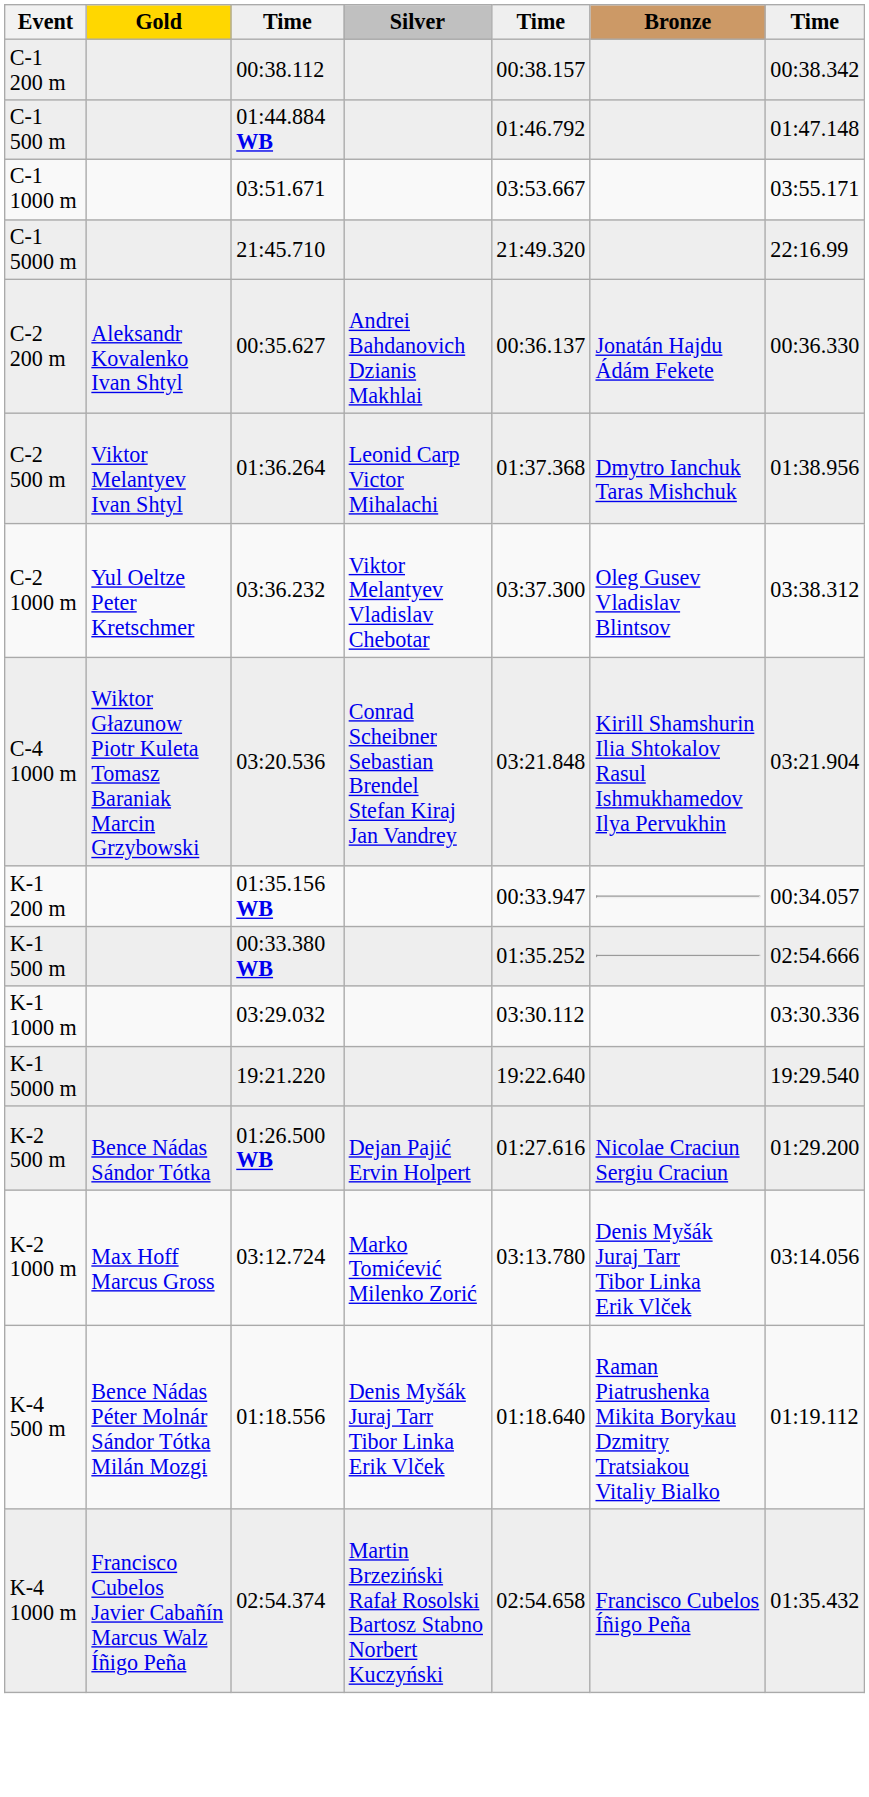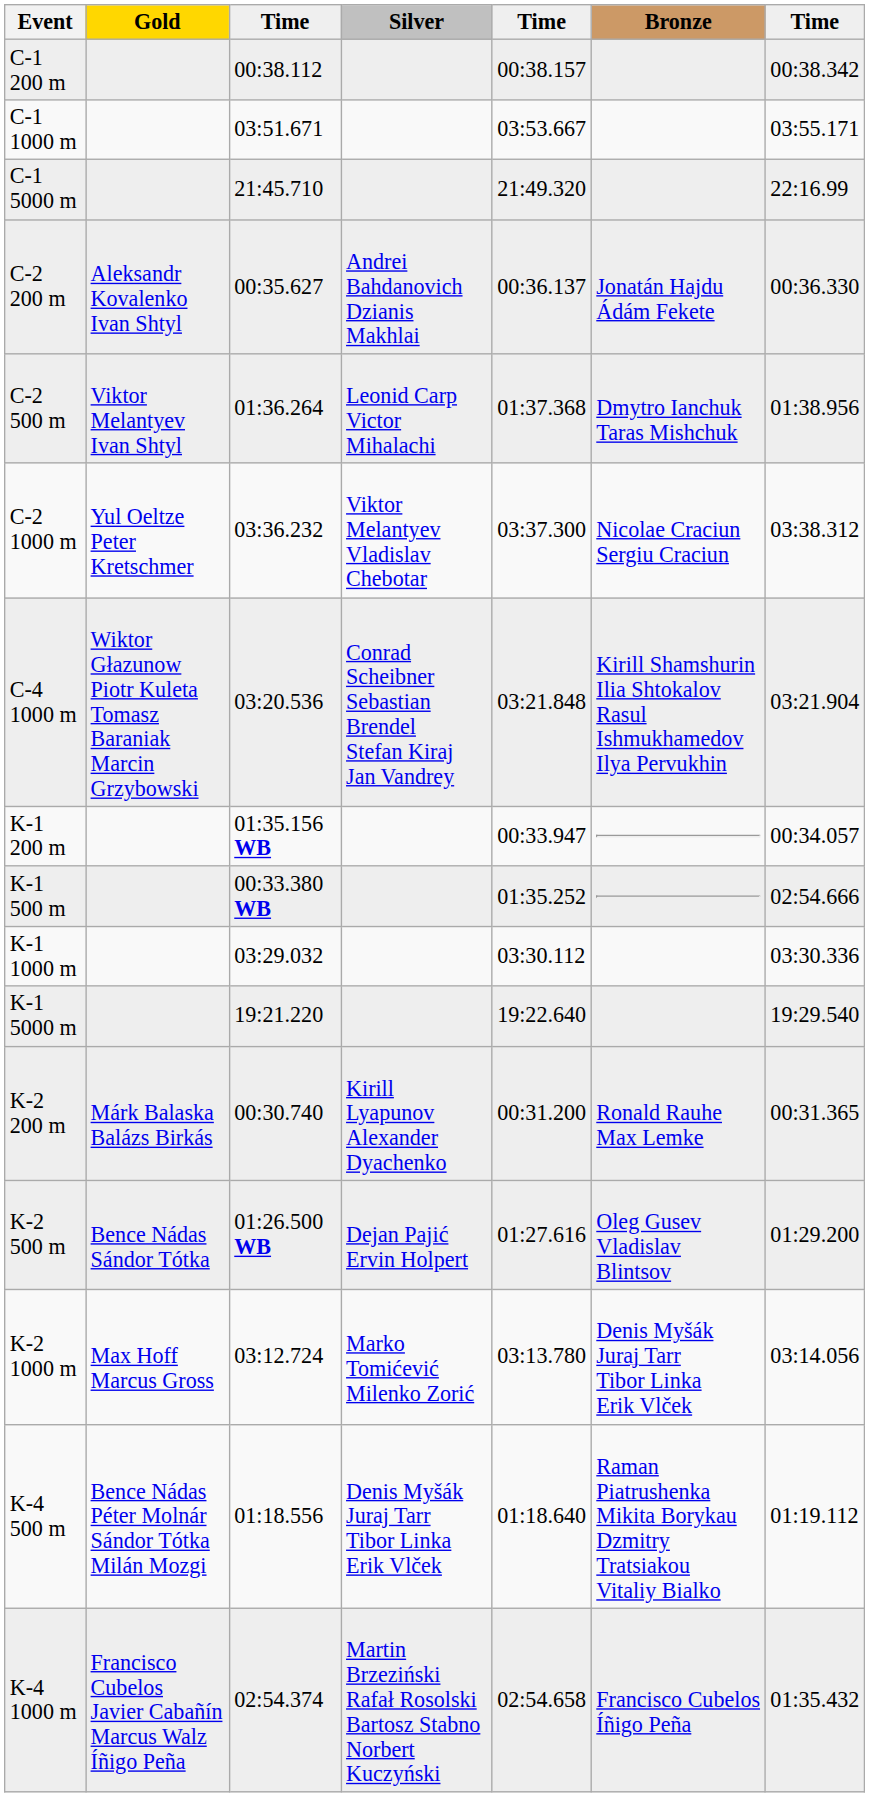- row: (38, 129)
(648, 602) Oleg Gusev Vladislav Blintsov -> (668, 542) Nicolae Craciun Sergiu Craciun
+ row: (38, 1112)
(668, 1160) Nicolae Craciun Sergiu Craciun -> (649, 1247) Oleg Gusev Vladislav Blintsov
